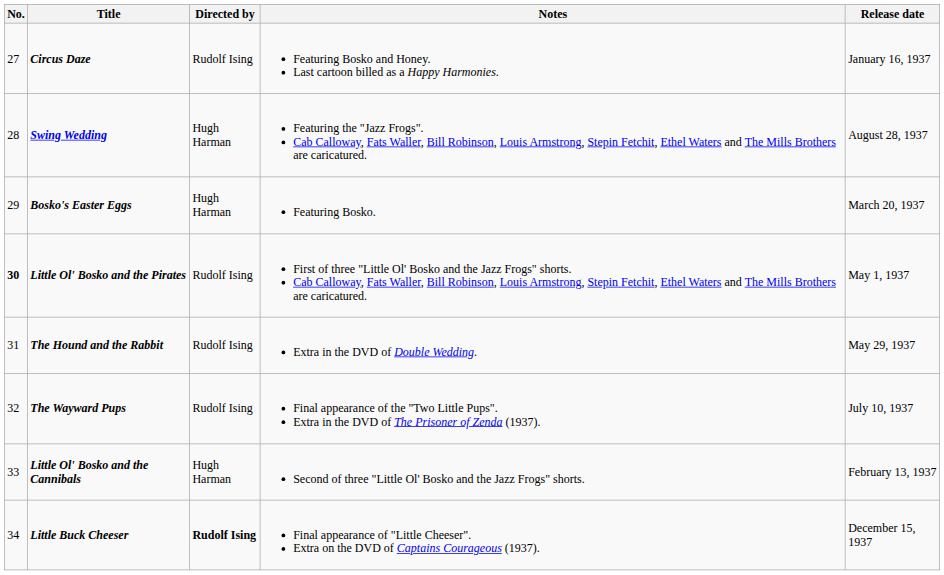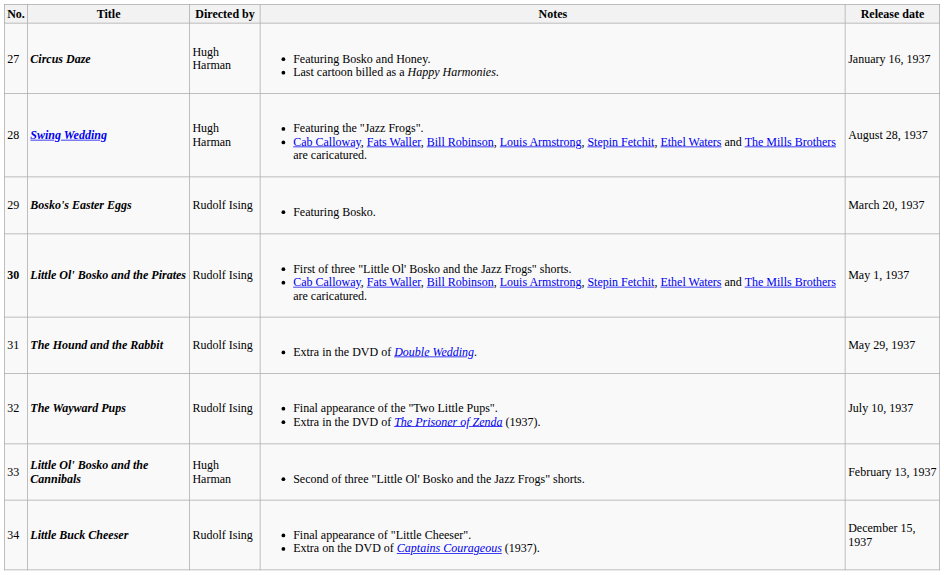(223, 58) Rudolf Ising -> (212, 58) Hugh Harman
(212, 205) Hugh Harman -> (223, 205) Rudolf Ising
(224, 535) bold -> (223, 535) normal
